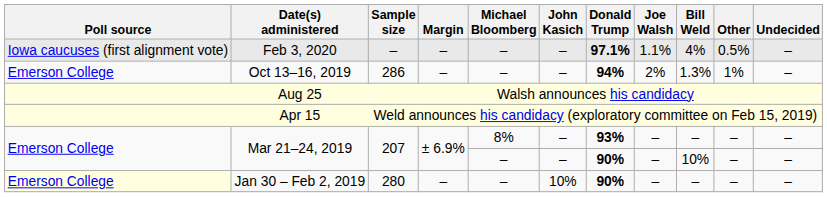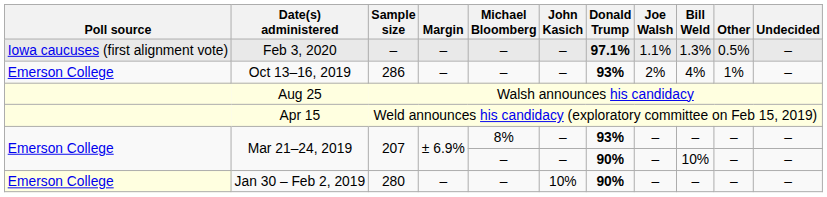(695, 51) 4% -> (695, 51) 1.3%
(610, 72) 94% -> (610, 72) 93%
(695, 72) 1.3% -> (695, 72) 4%
